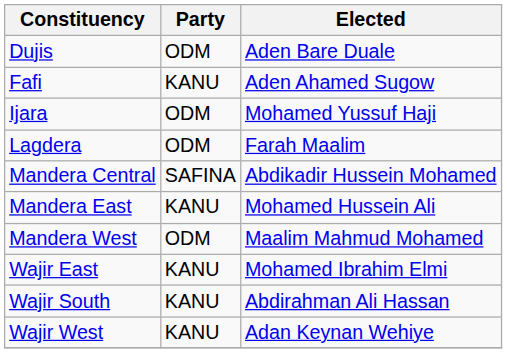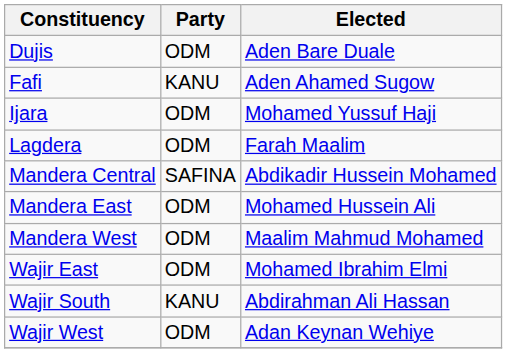(192, 207) KANU -> (188, 207) ODM
(192, 269) KANU -> (188, 269) ODM
(192, 332) KANU -> (188, 332) ODM
